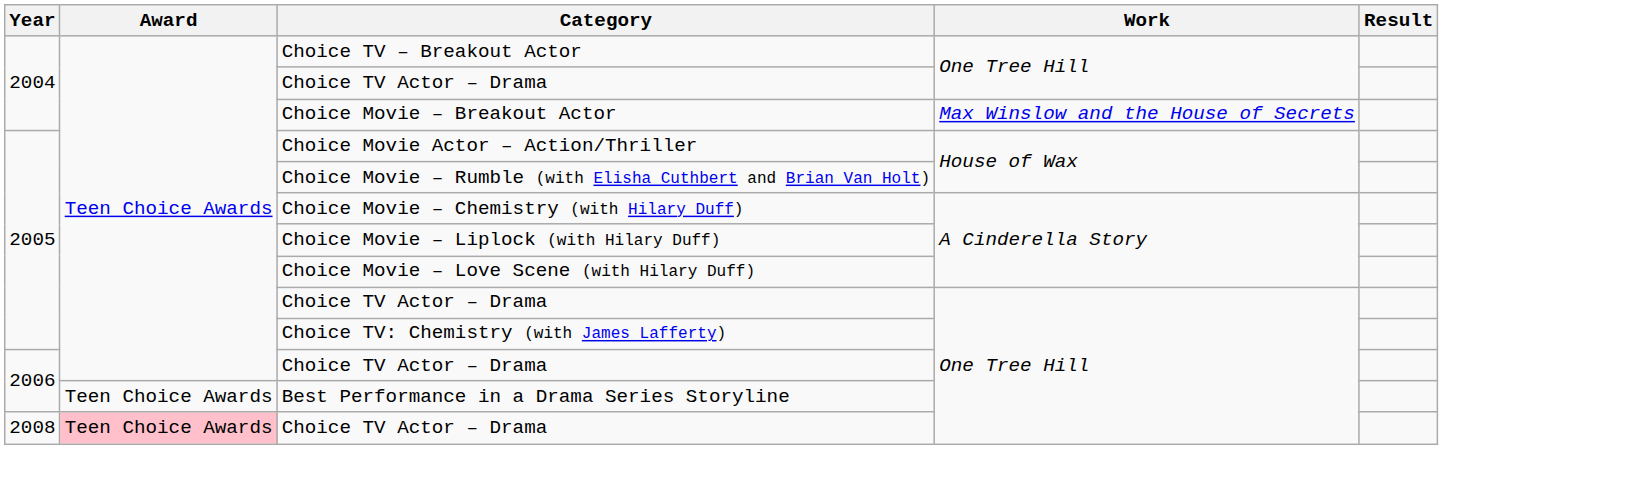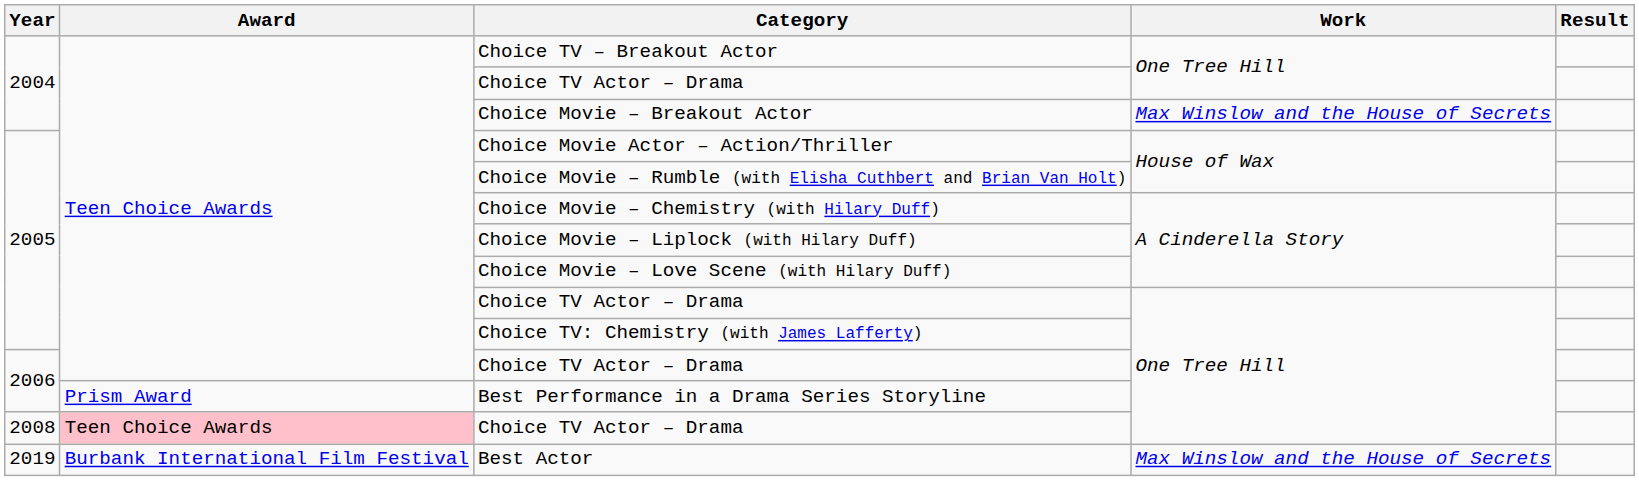(169, 397) Teen Choice Awards -> (128, 397) Prism Award
+ row: (32, 459)
